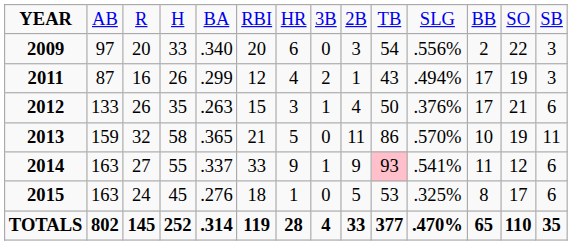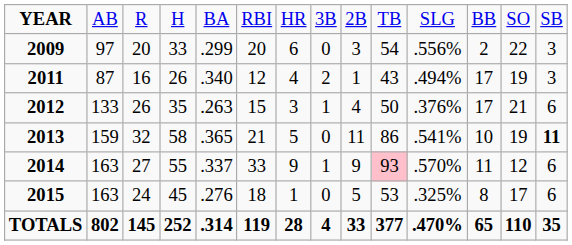(216, 48) .340 -> (216, 48) .299
(216, 78) .299 -> (216, 78) .340
(437, 136) .570% -> (437, 136) .541%
(552, 136) normal -> (552, 136) bold
(437, 166) .541% -> (437, 166) .570%
